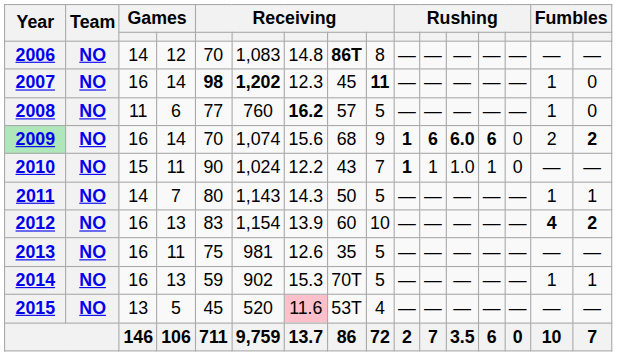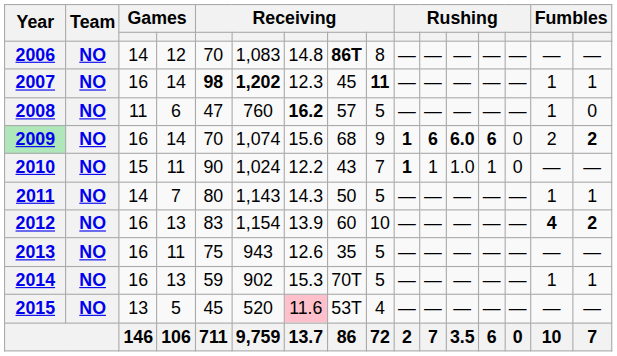(592, 83) 0 -> (592, 83) 1
(213, 111) 77 -> (213, 111) 47
(258, 252) 981 -> (258, 252) 943
